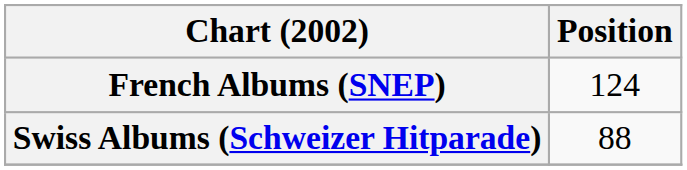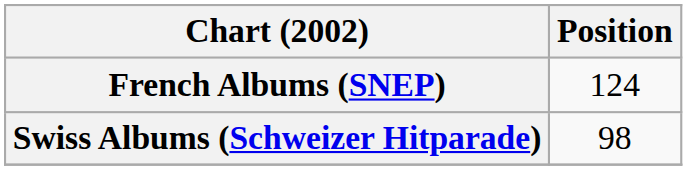(615, 137) 88 -> (615, 137) 98
